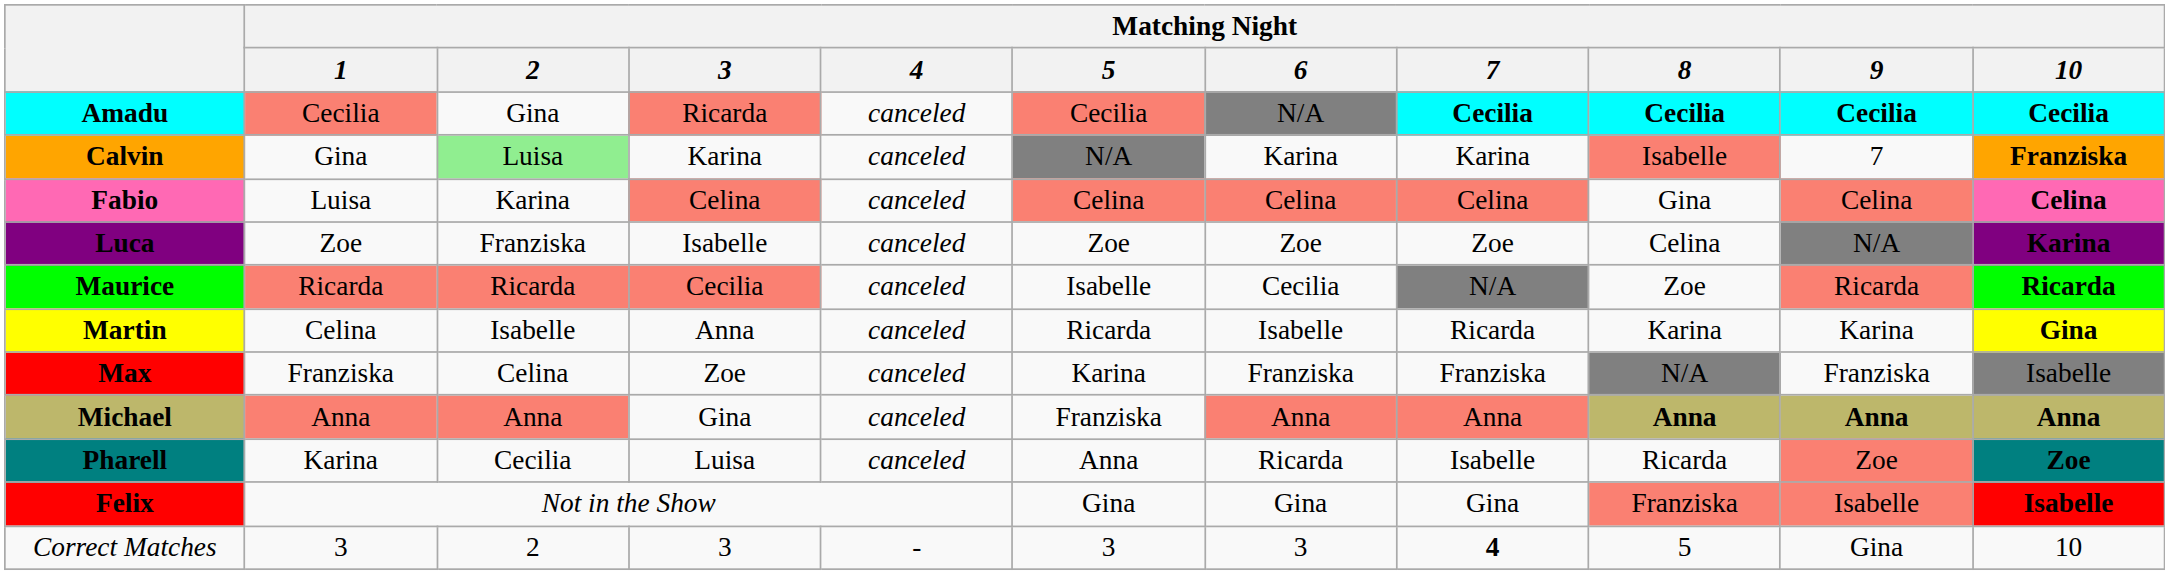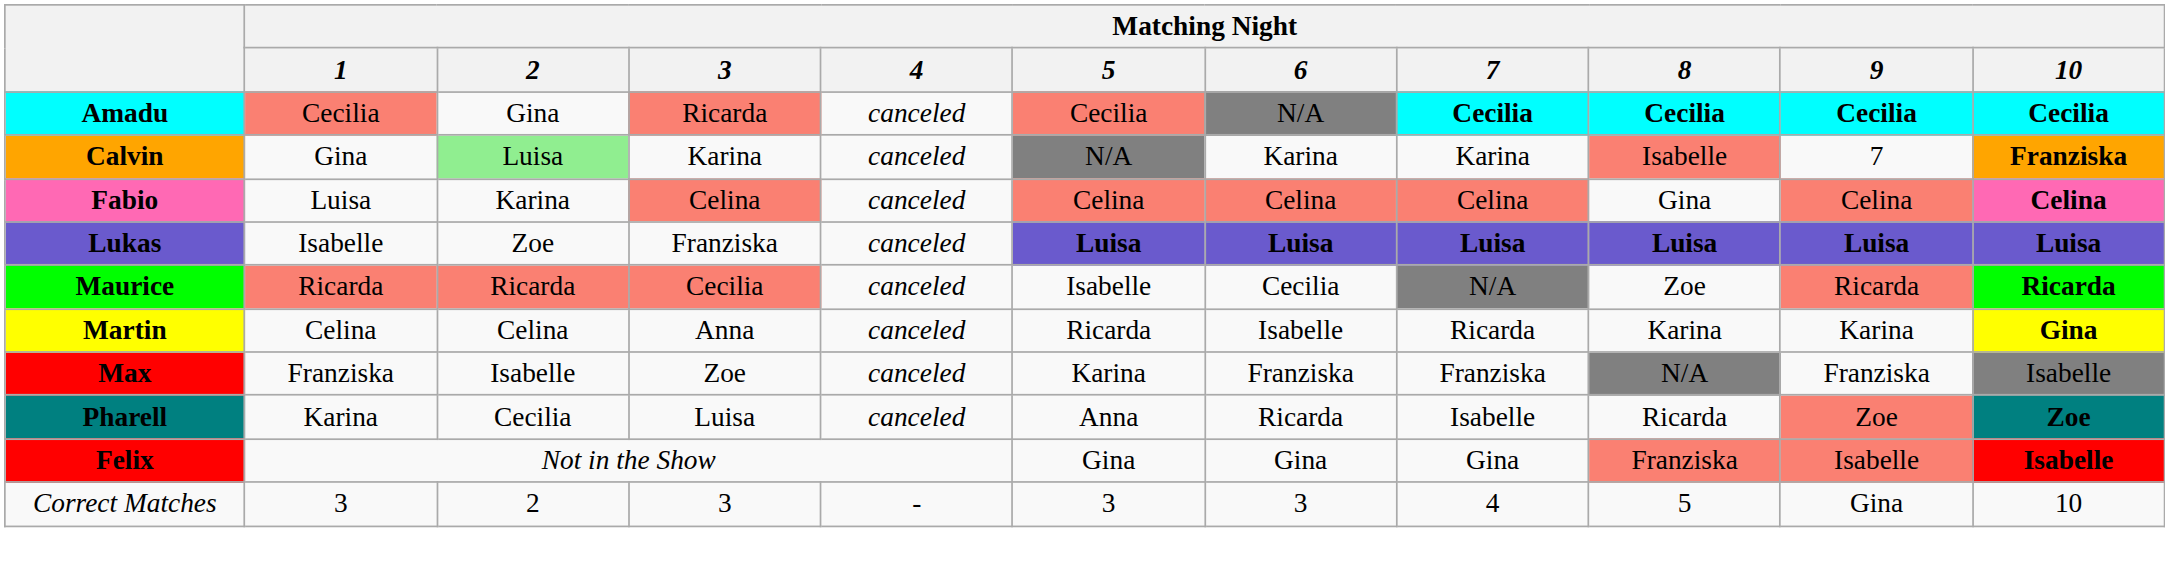- row: (125, 243)
+ row: (125, 243)
(533, 329) Isabelle -> (533, 329) Celina
(533, 373) Celina -> (533, 373) Isabelle
- row: (125, 416)
(1493, 546) bold -> (1493, 503) normal
